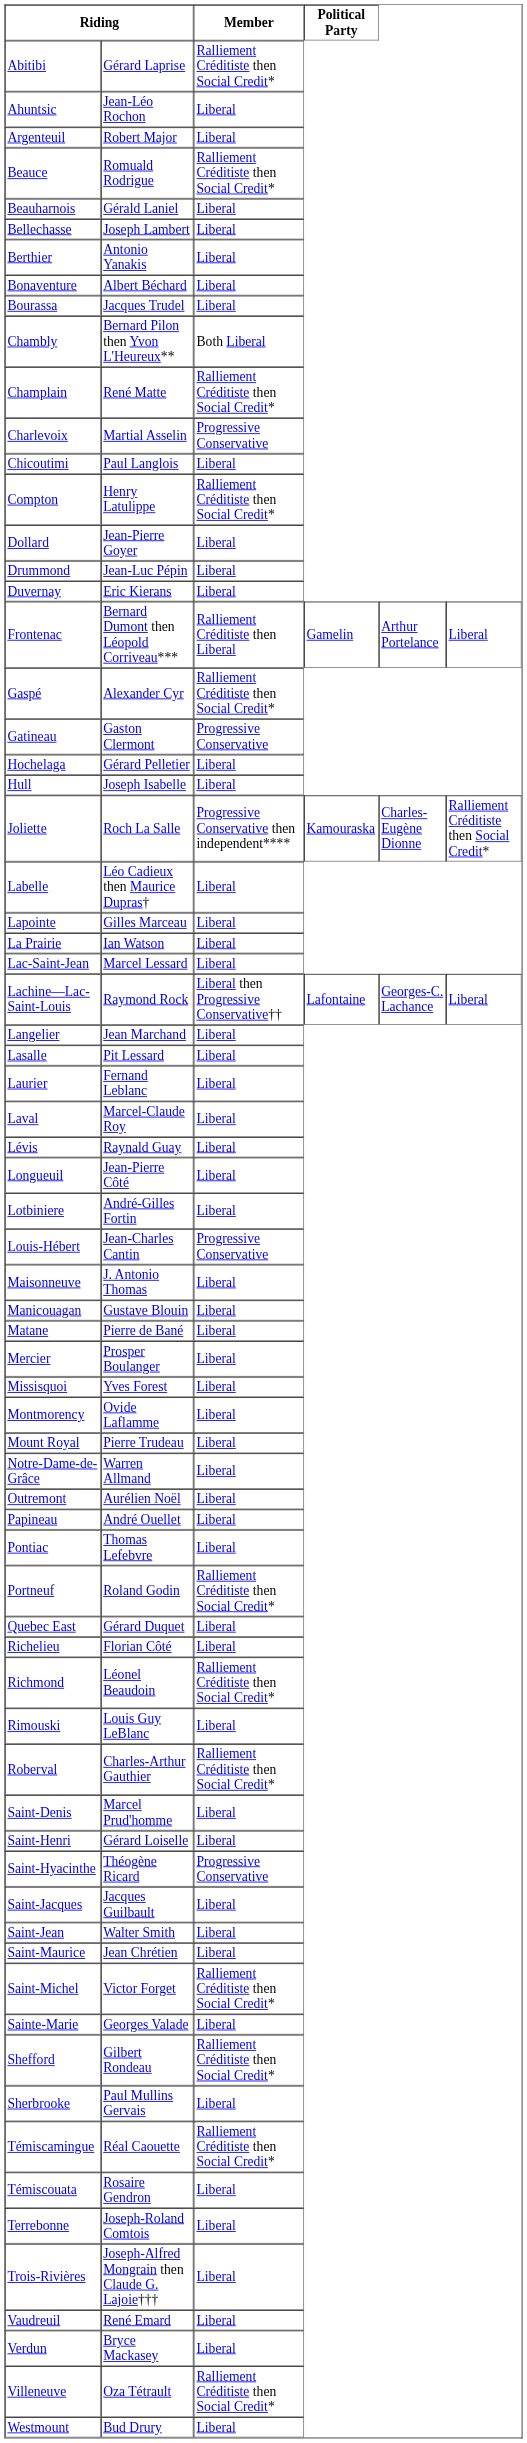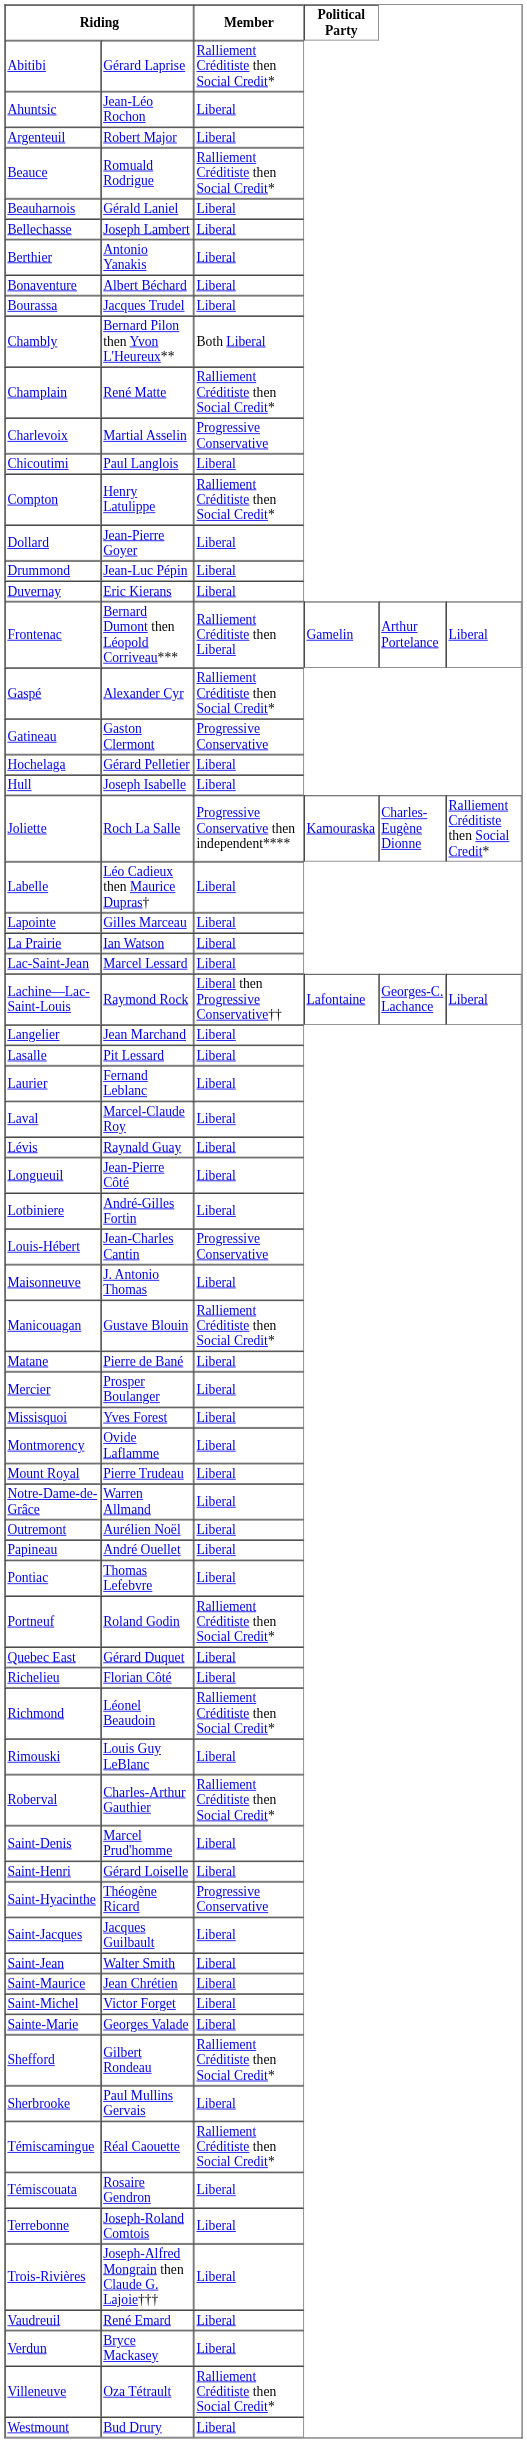(216, 1310) Liberal -> (236, 1325) Ralliement Créditiste then Social Credit*
(236, 1988) Ralliement Créditiste then Social Credit* -> (216, 2004) Liberal
